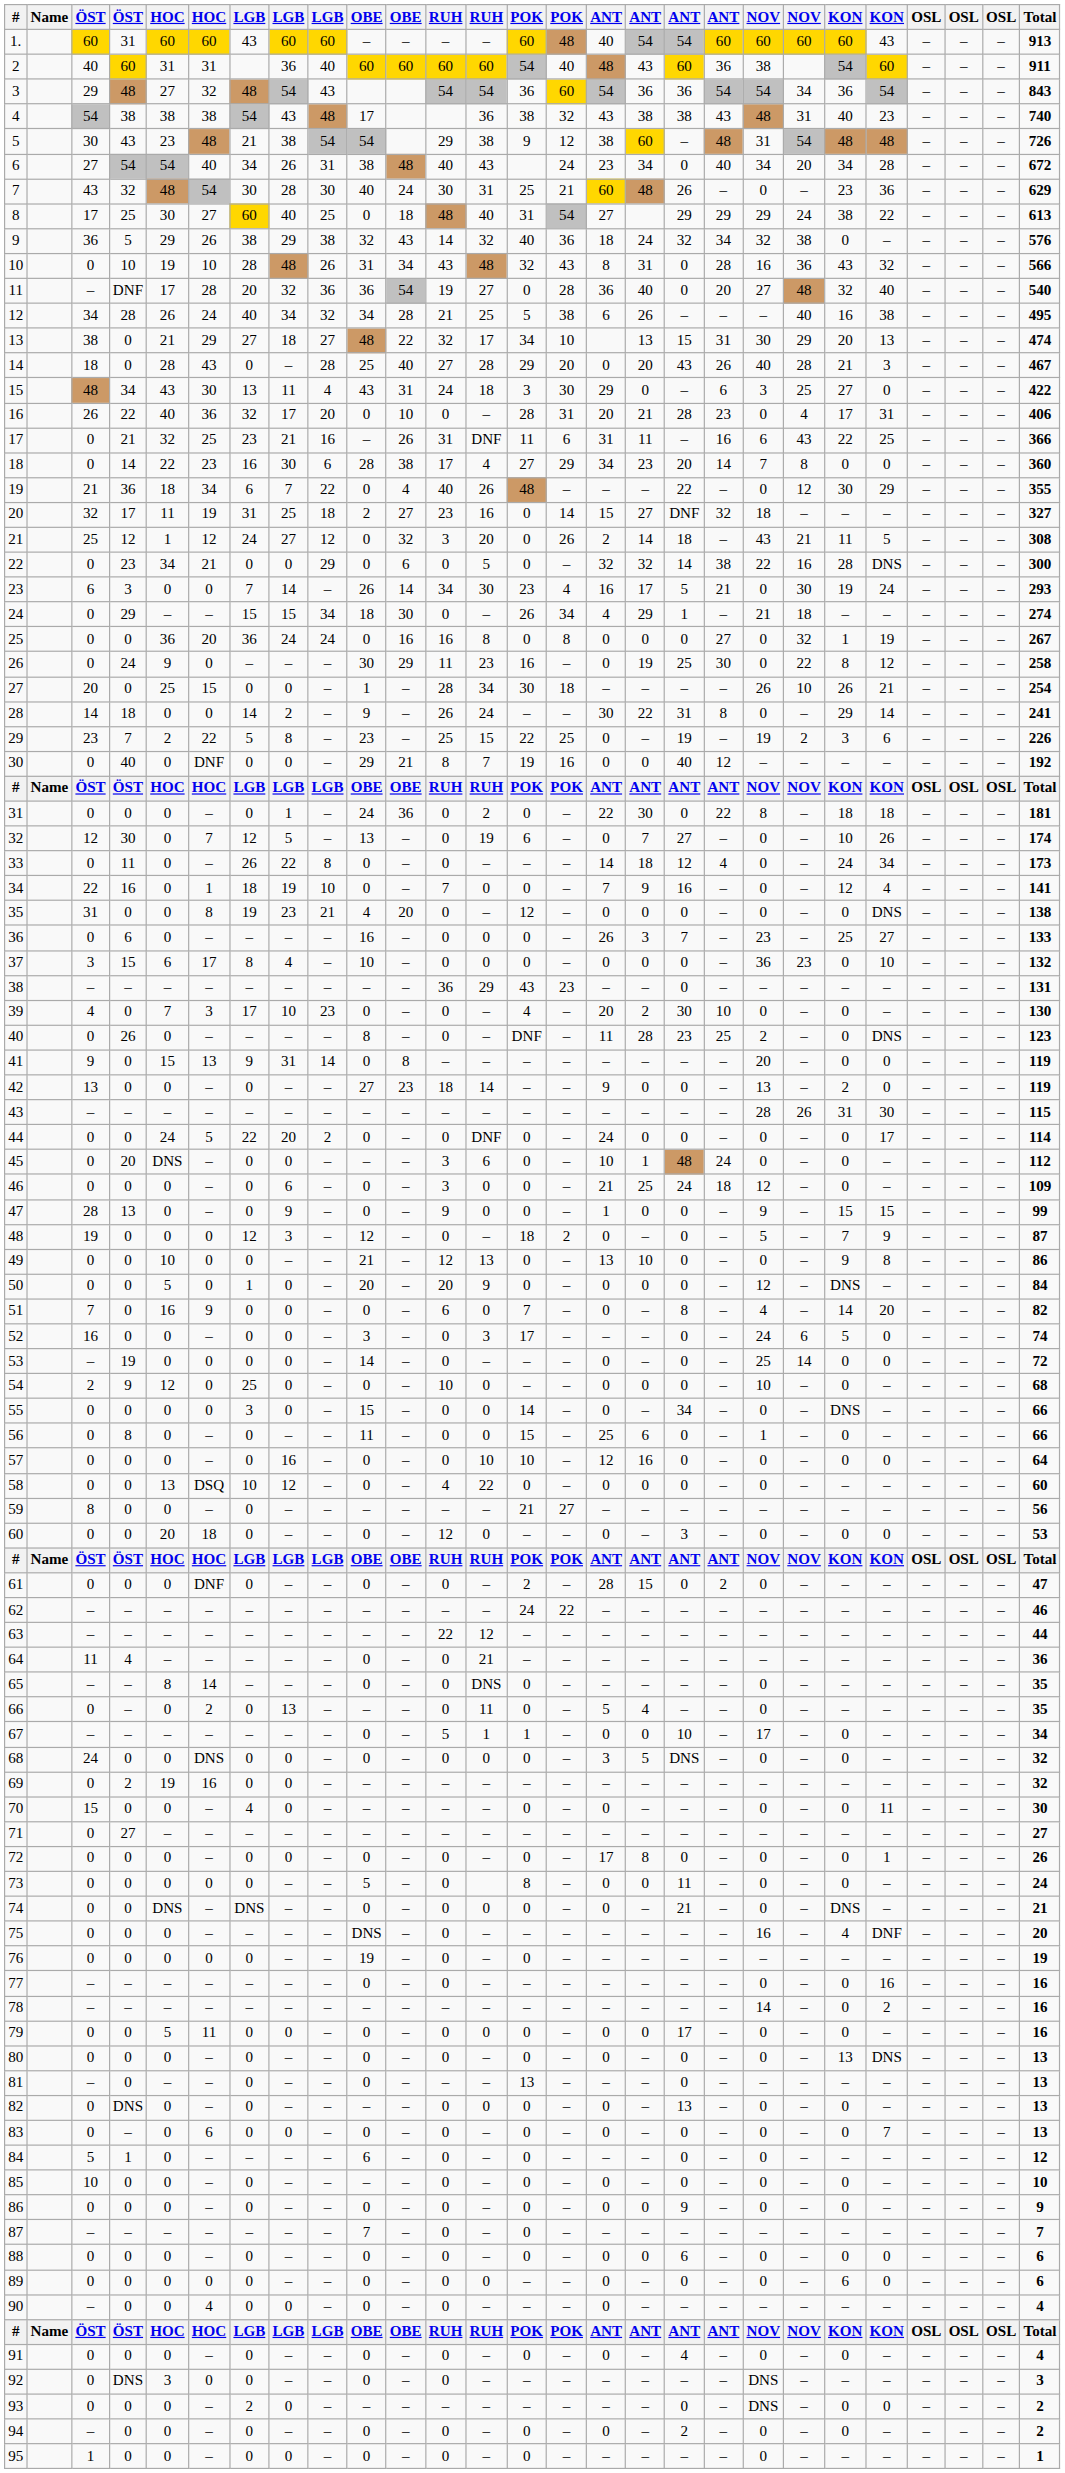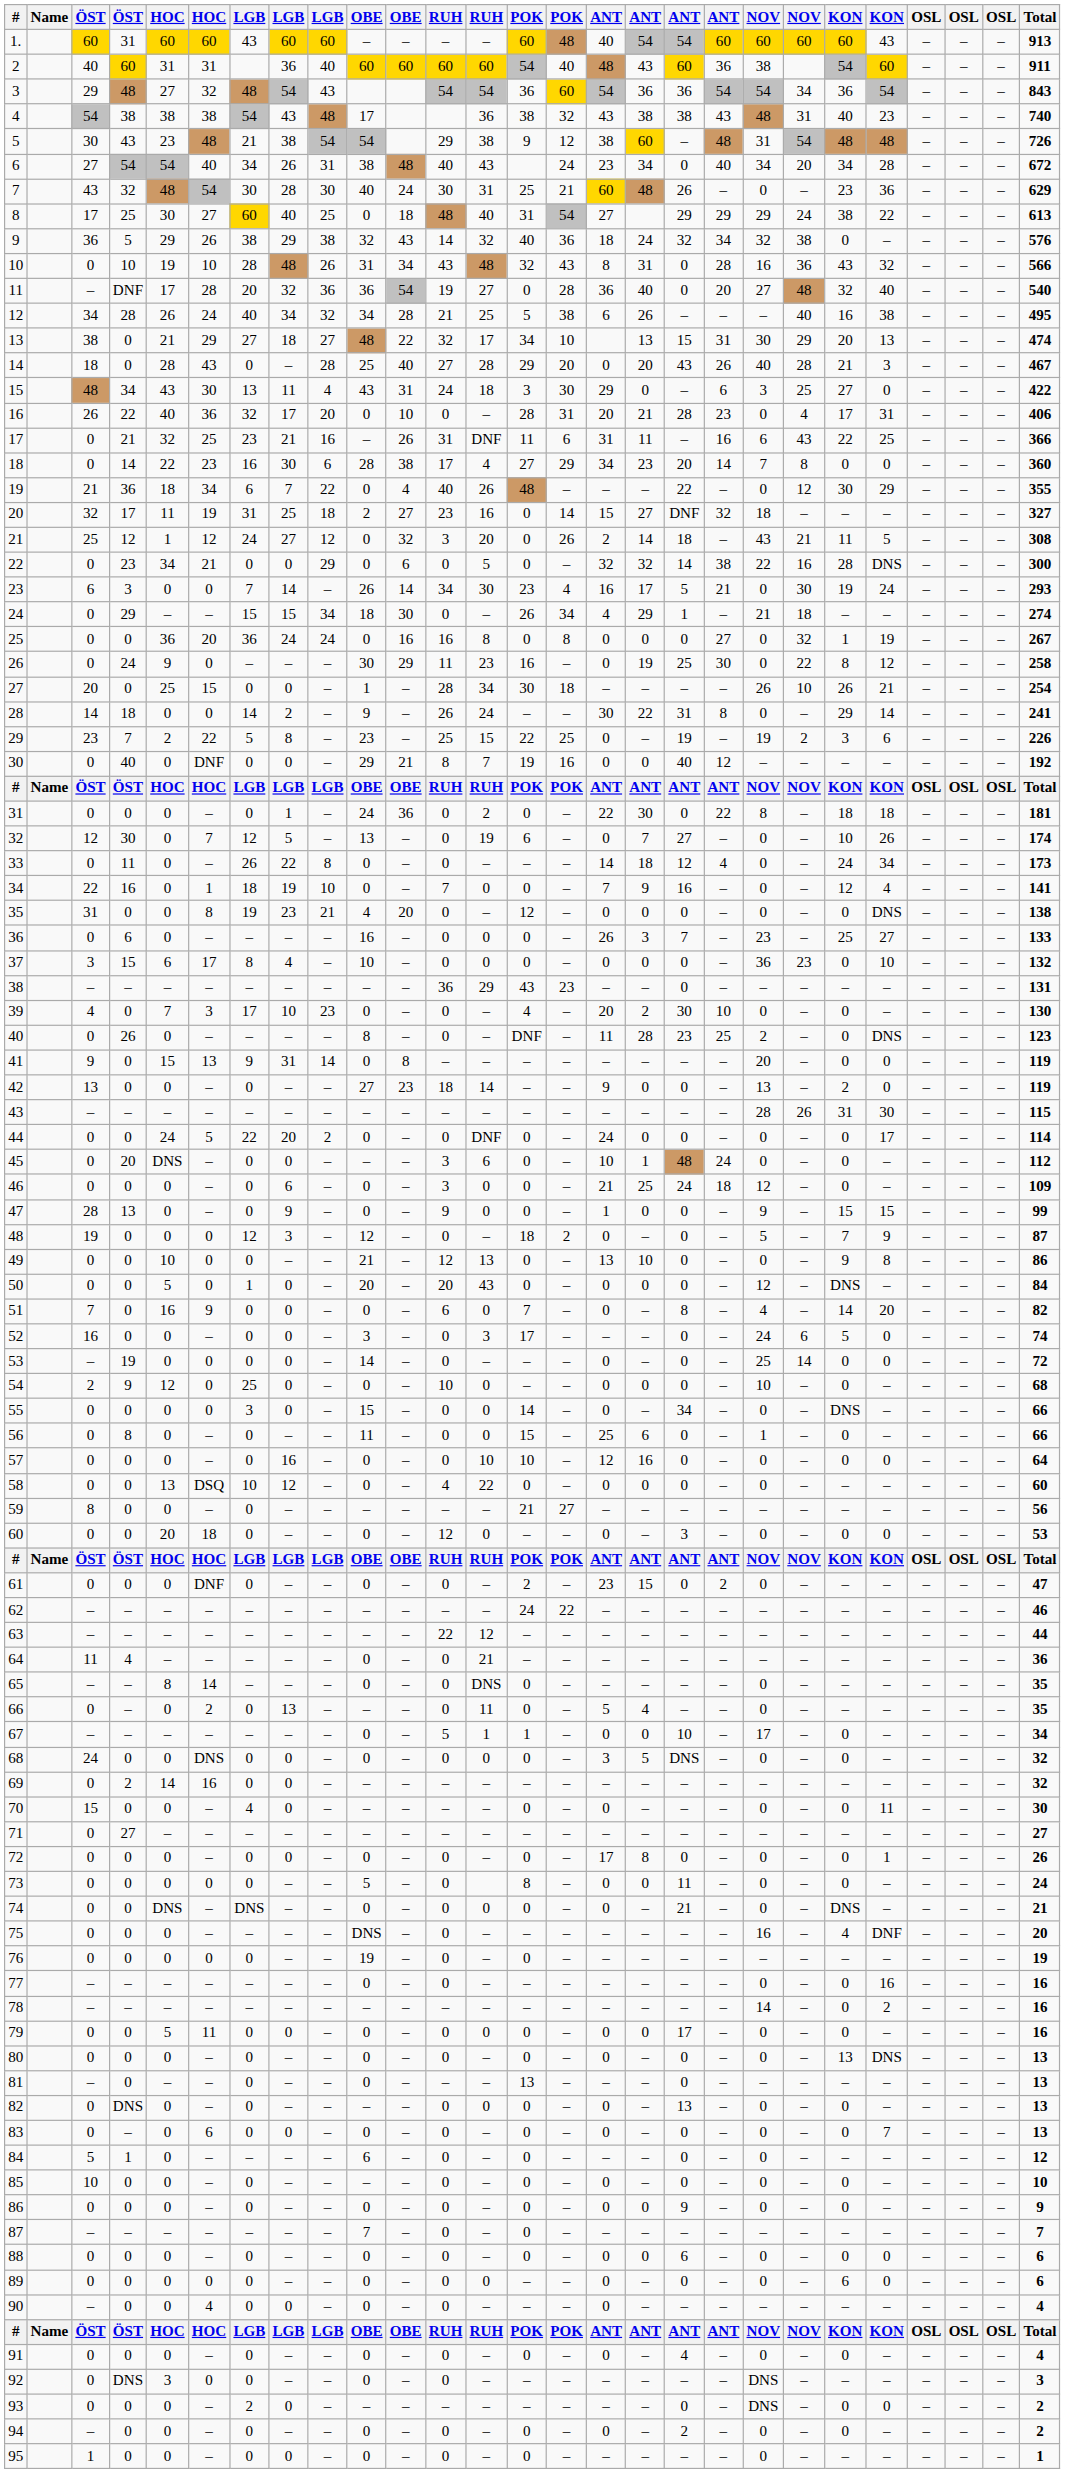(486, 1286) 9 -> (486, 1286) 43
(606, 1584) 28 -> (606, 1584) 23
(167, 1783) 19 -> (167, 1783) 14
